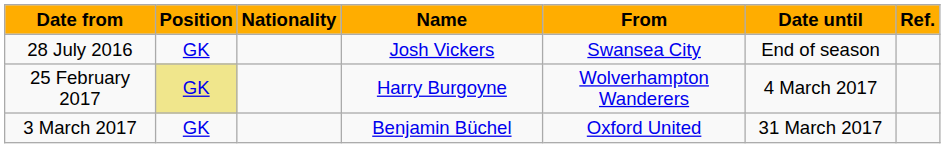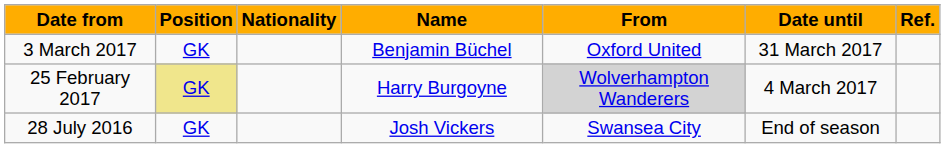rows swapped: (80, 49) <-> (80, 128)
(644, 89) no background -> (644, 89) lightgrey background
